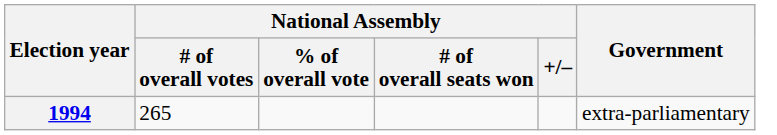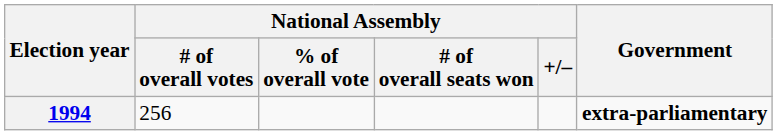(155, 112) 265 -> (155, 112) 256
(666, 112) normal -> (675, 112) bold
